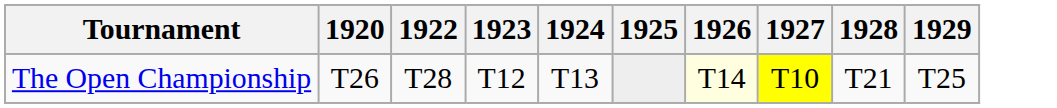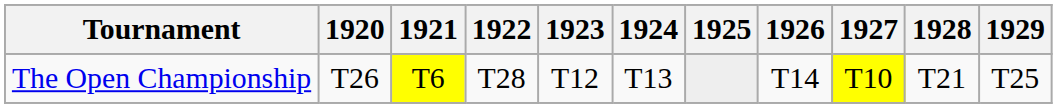+ column: (428, 29)
(722, 78) lightyellow background -> (795, 78) no background
